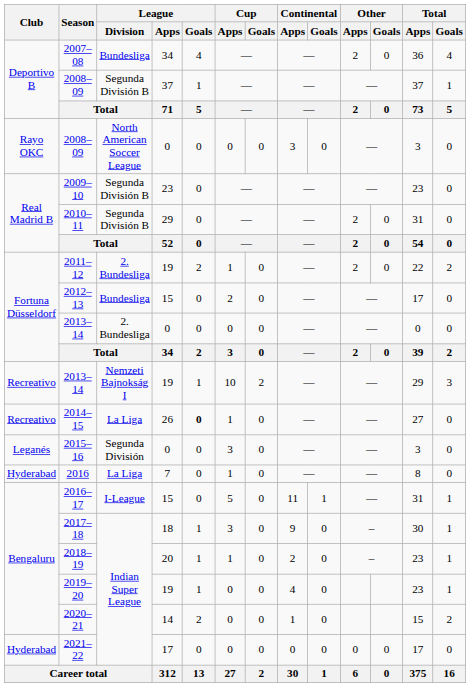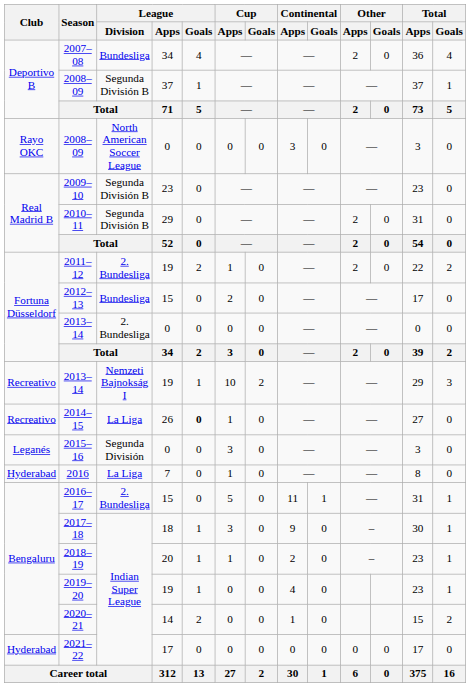(125, 498) I-League -> (125, 498) 2. Bundesliga
